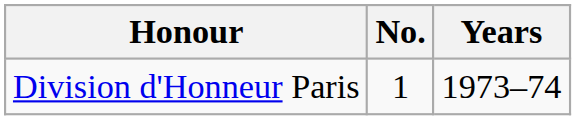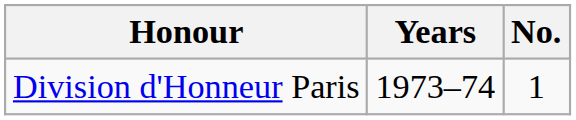columns swapped: (401, 31) <-> (502, 31)
